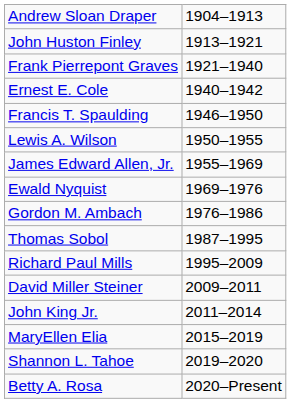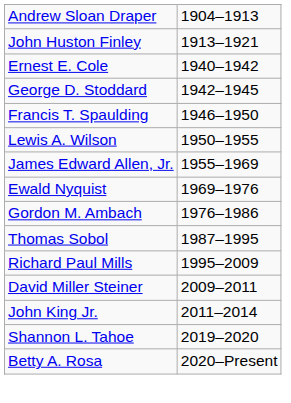- row: (93, 66)
+ row: (78, 90)
- row: (58, 336)
